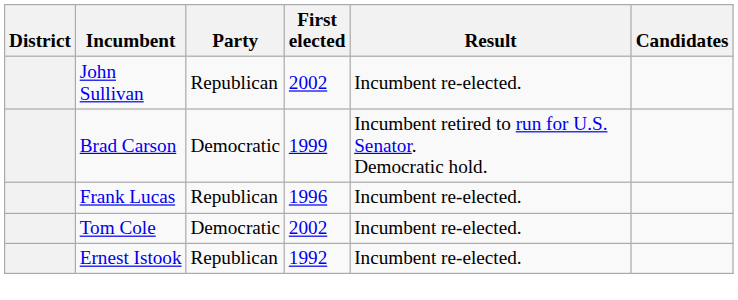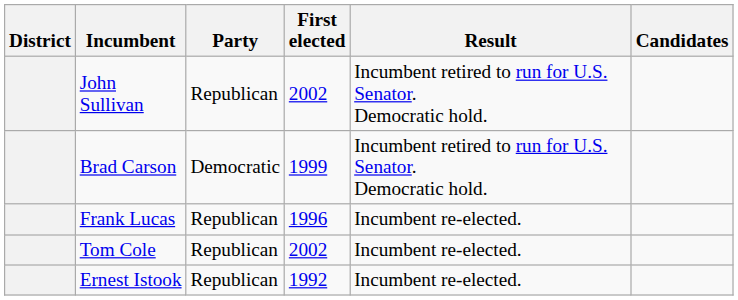(438, 82) Incumbent re-elected. -> (481, 93) Incumbent retired to run for U.S. Senator. Democratic hold.
(235, 227) Democratic -> (234, 249) Republican
